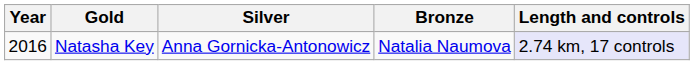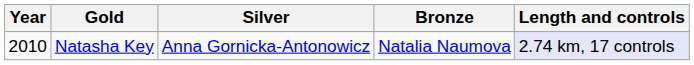(28, 45) 2016 -> (28, 45) 2010
